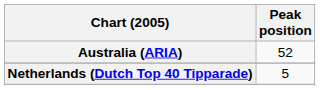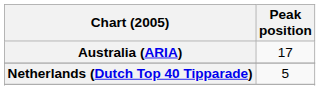(285, 52) 52 -> (285, 52) 17
